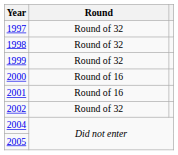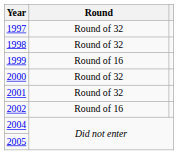(99, 61) Round of 32 -> (99, 61) Round of 16
(99, 77) Round of 16 -> (99, 77) Round of 32
(99, 93) Round of 16 -> (99, 93) Round of 32
(99, 109) Round of 32 -> (99, 109) Round of 16
